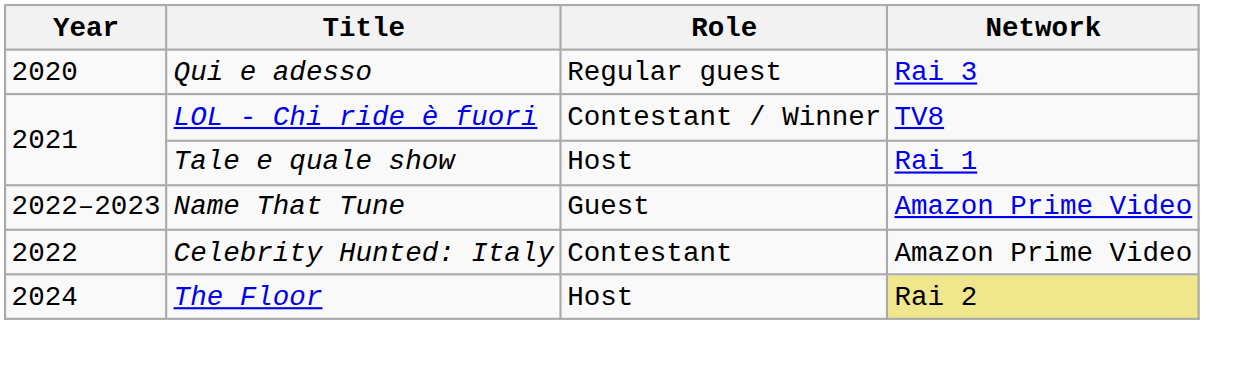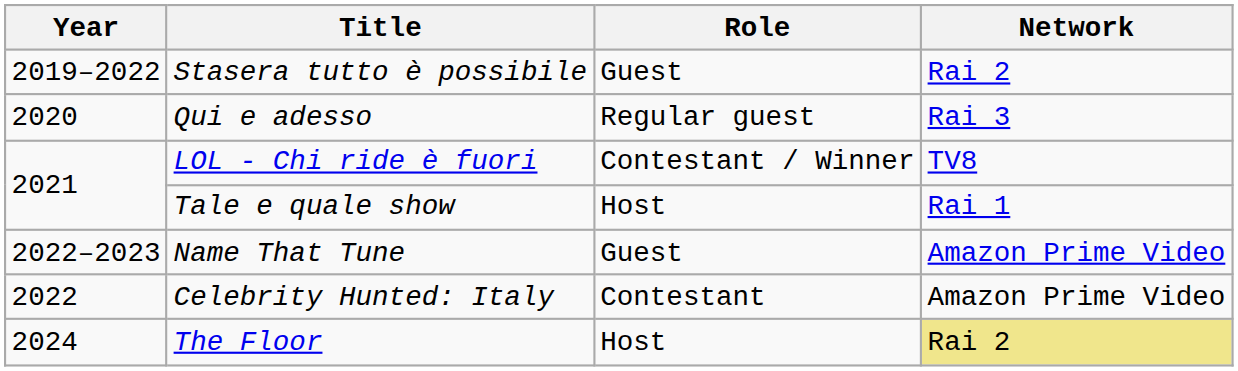+ row: (380, 72)
